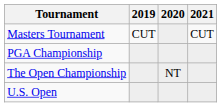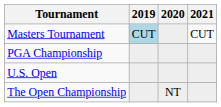(144, 34) no background -> (144, 34) lightblue background
rows swapped: (32, 92) <-> (67, 73)
